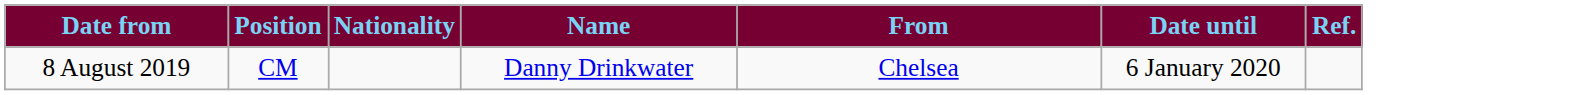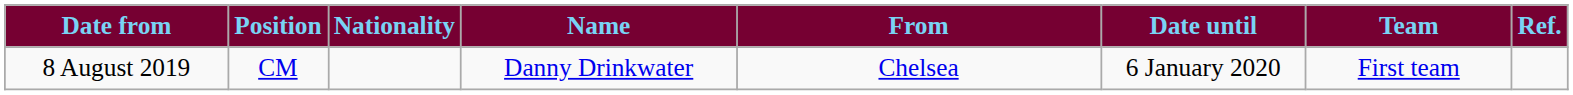+ column: (1409, 25)
